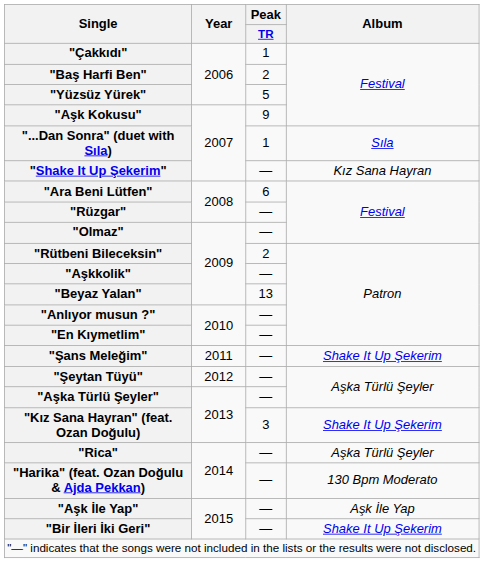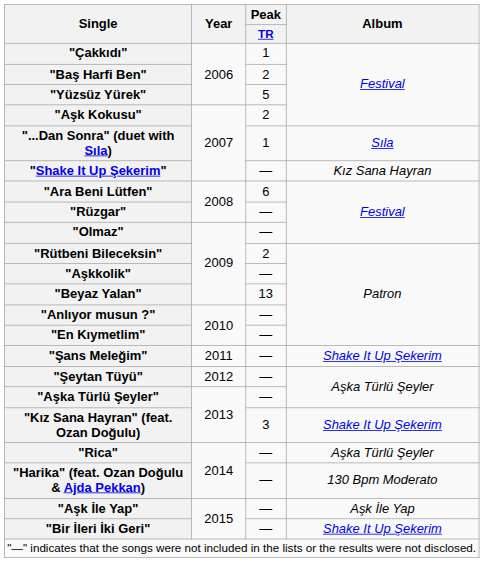(266, 115) 9 -> (266, 115) 2
